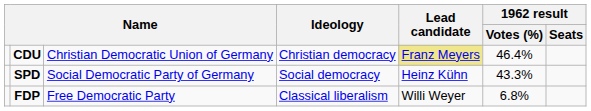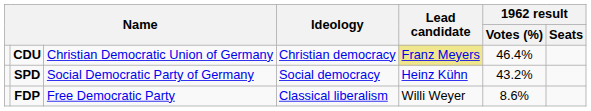(514, 75) 43.3% -> (514, 75) 43.2%
(514, 95) 6.8% -> (514, 95) 8.6%
